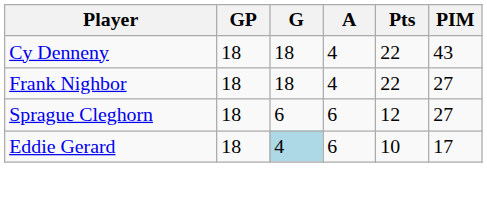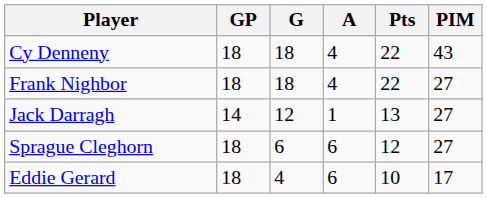+ row: (62, 114)
(279, 146) lightblue background -> (279, 177) no background
